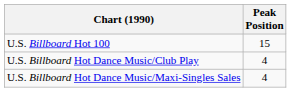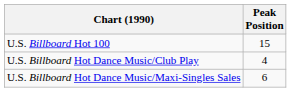(265, 78) 4 -> (265, 78) 6
